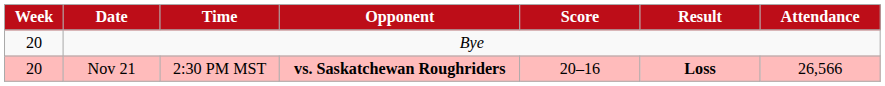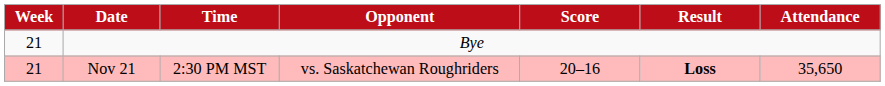(34, 42) 20 -> (34, 42) 21
(34, 68) 20 -> (34, 68) 21
(400, 68) bold -> (400, 68) normal
(820, 68) 26,566 -> (820, 68) 35,650
